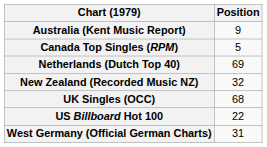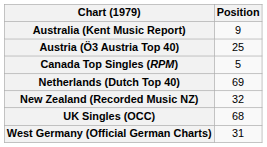+ row: (109, 47)
- row: (109, 116)
